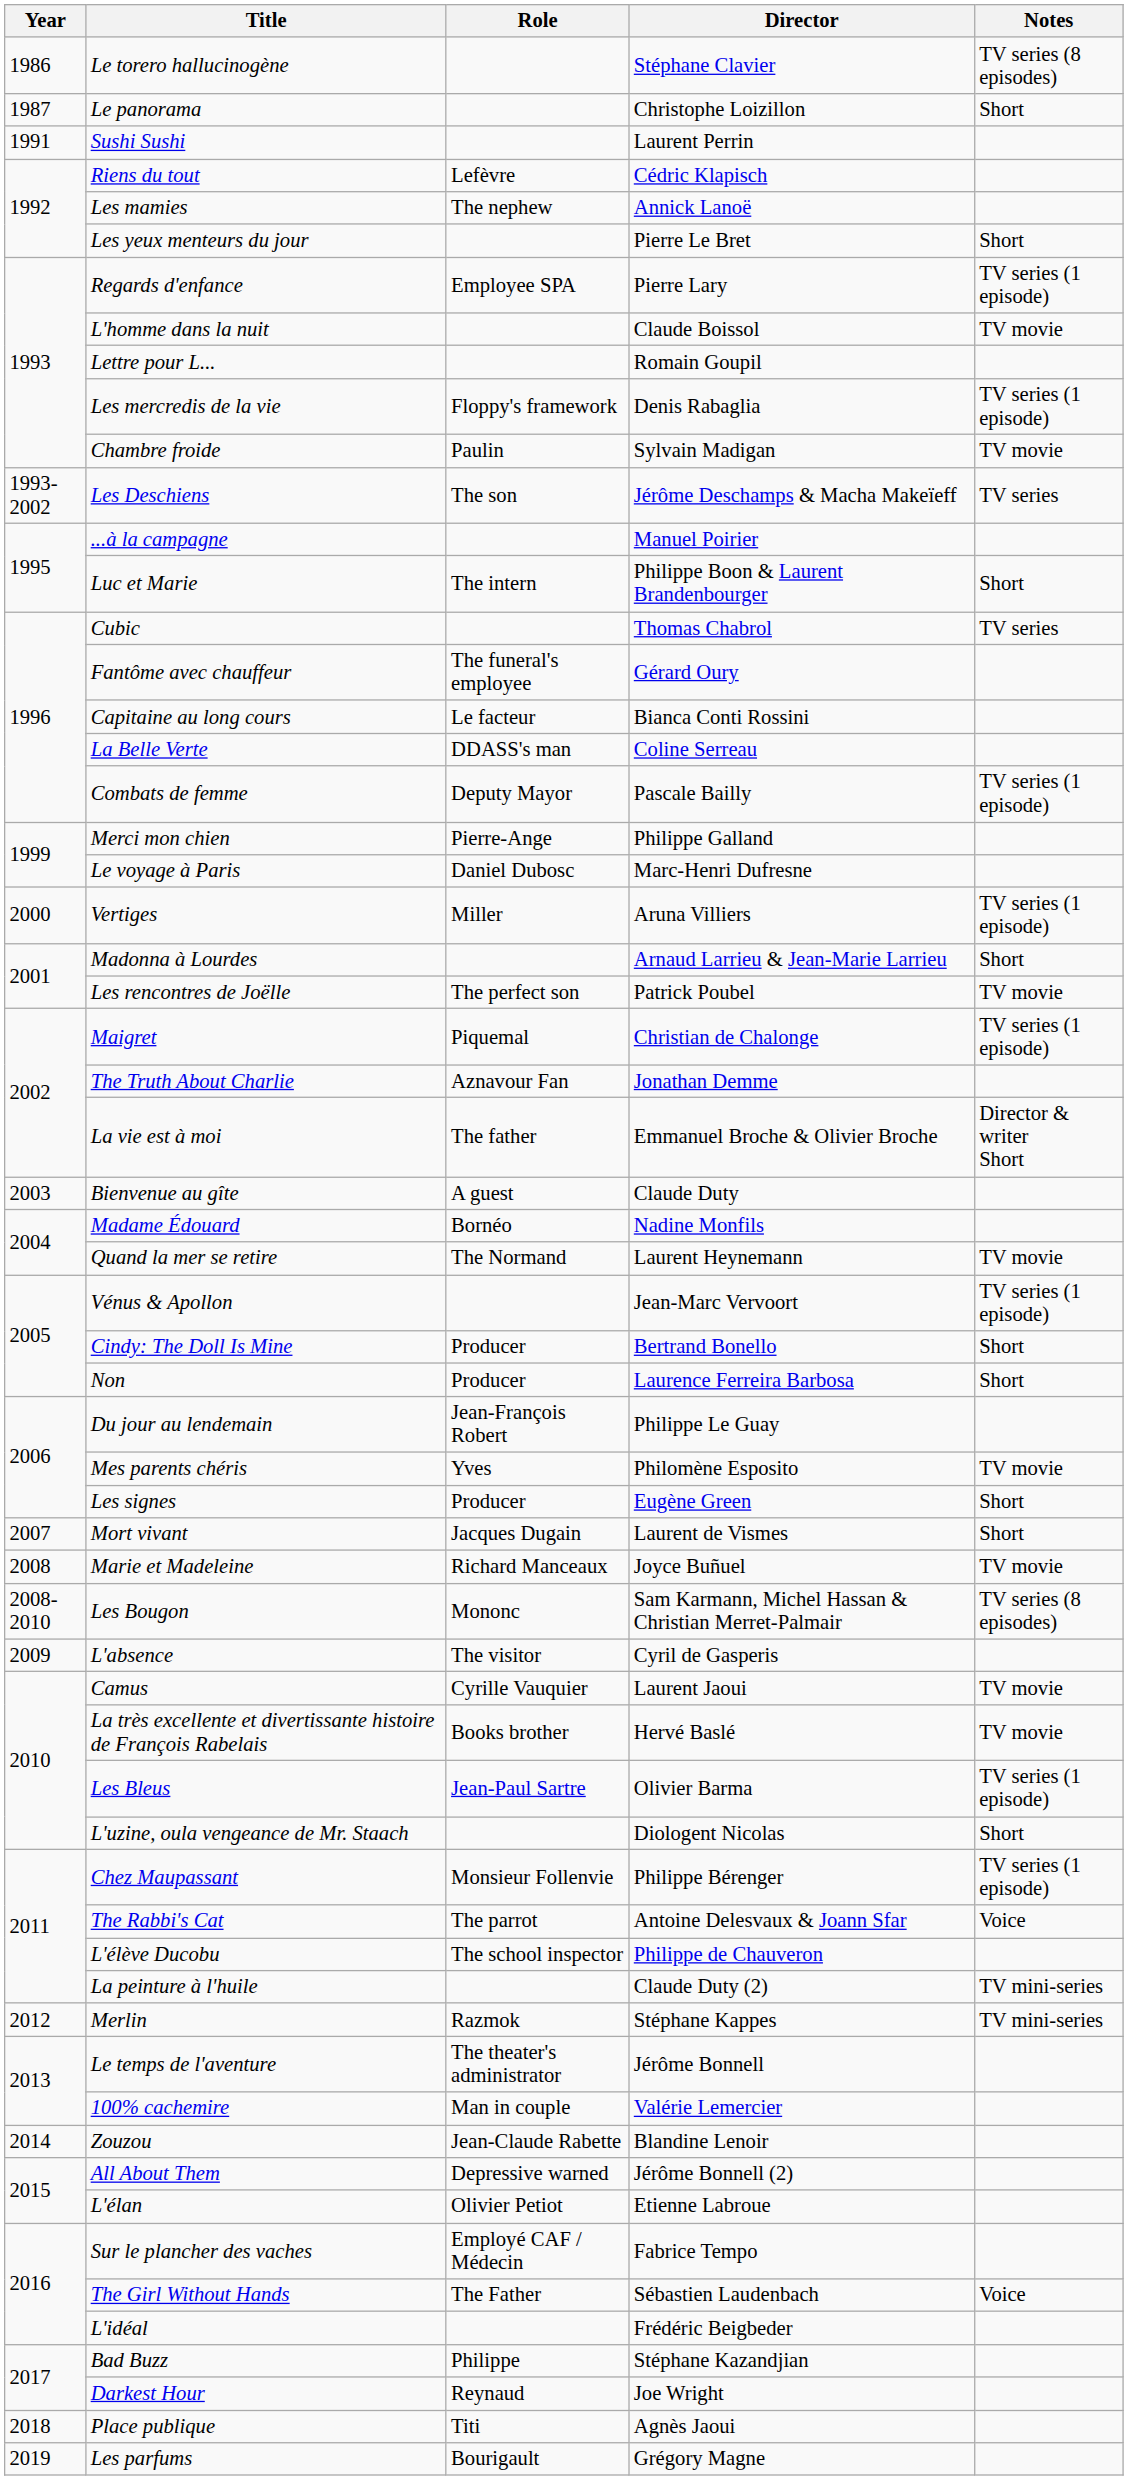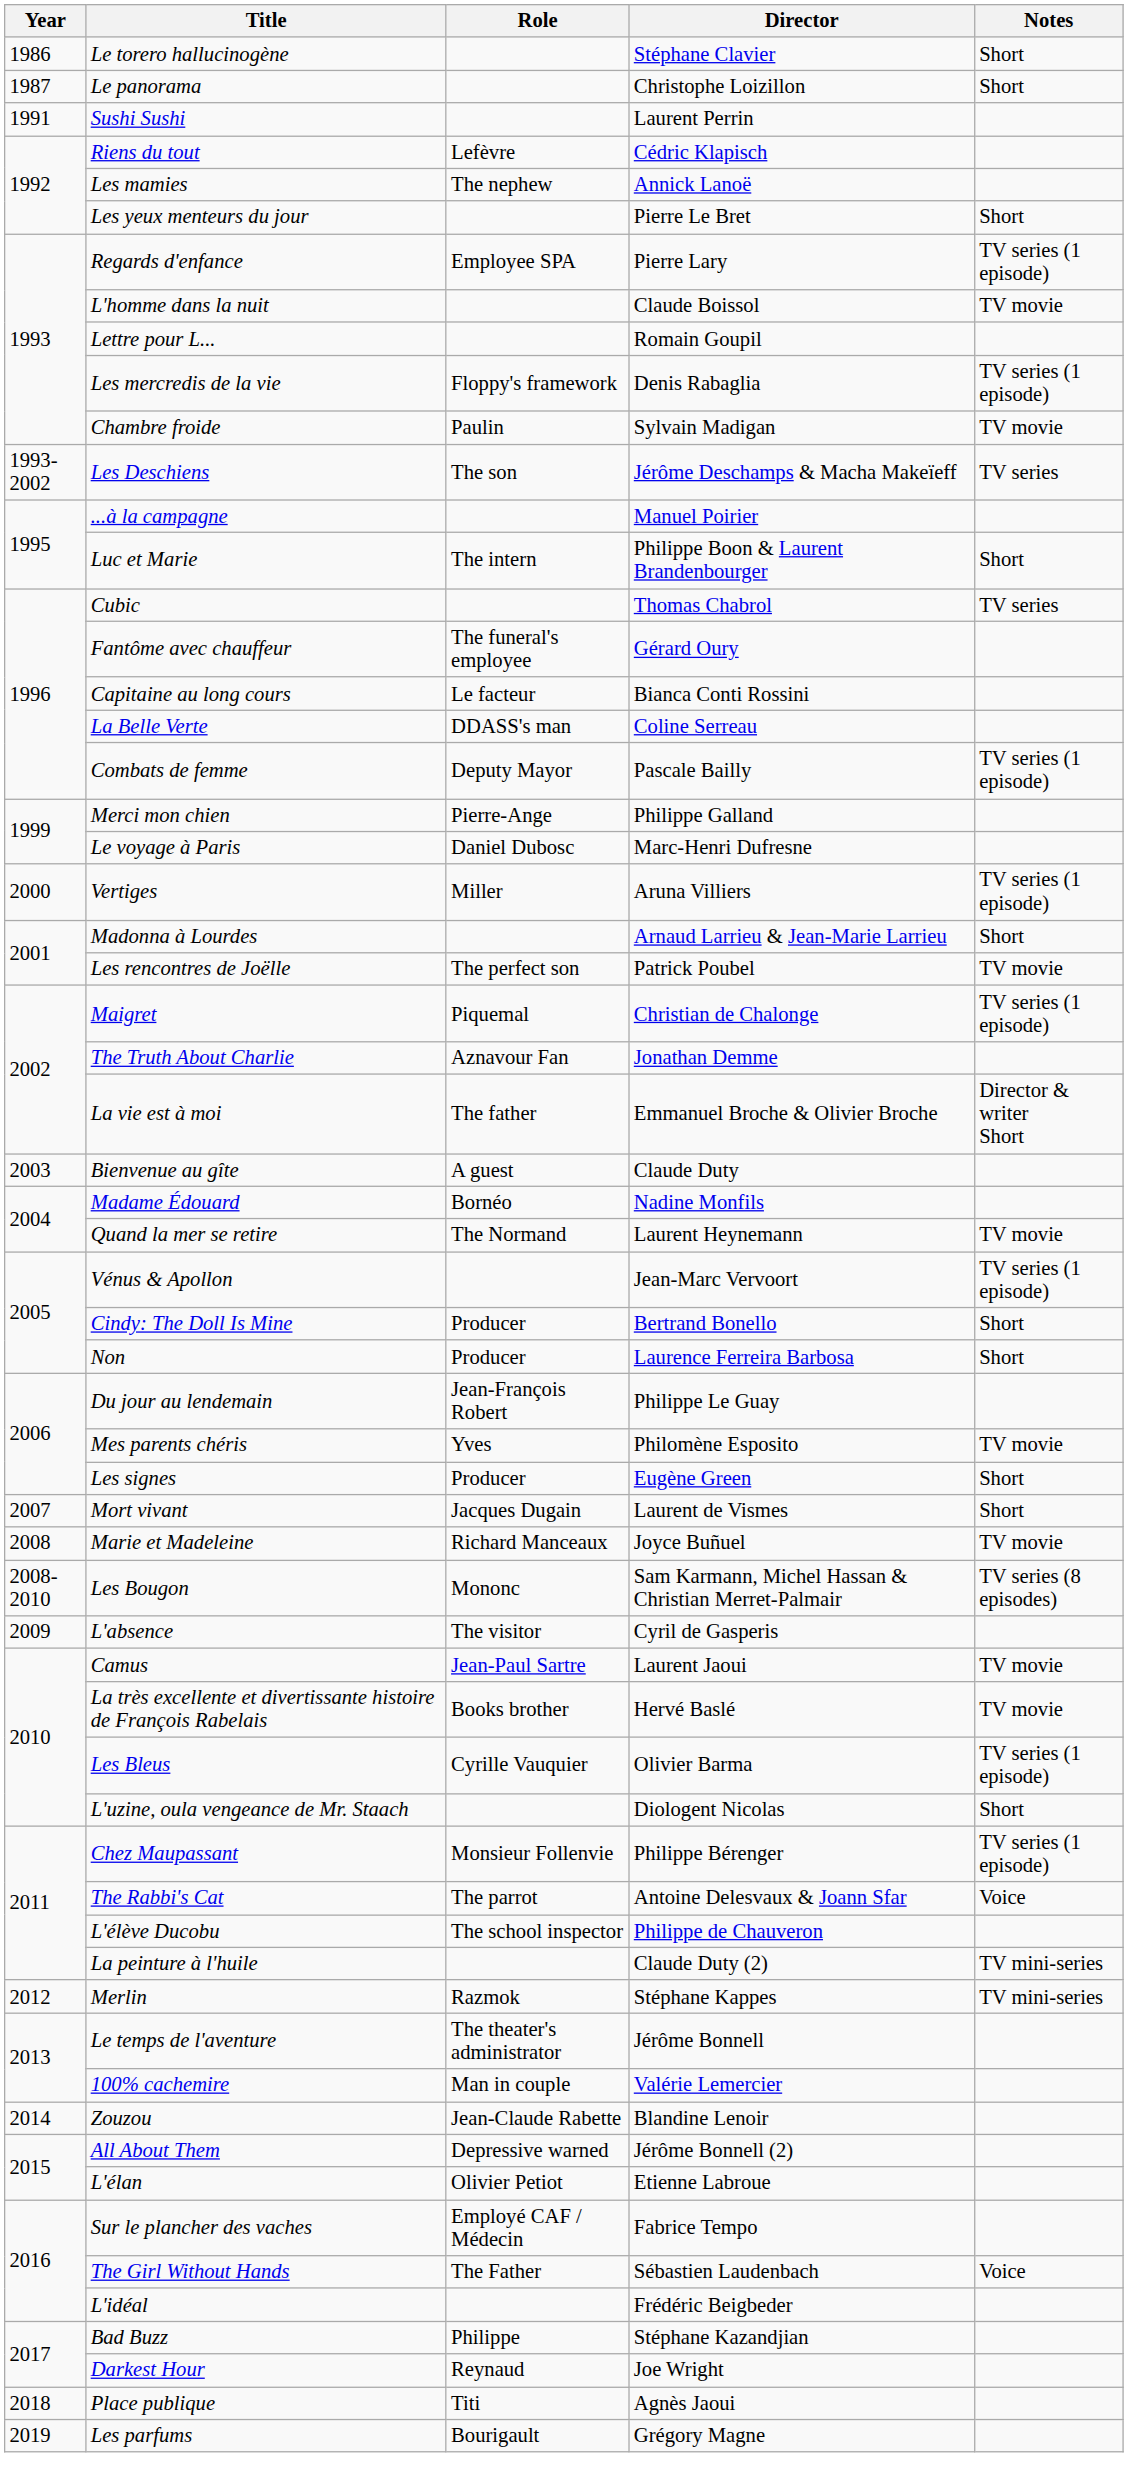(1030, 65) TV series (8 episodes) -> (1002, 53) Short
(519, 1688) Cyrille Vauquier -> (518, 1664) Jean-Paul Sartre
(518, 1788) Jean-Paul Sartre -> (519, 1765) Cyrille Vauquier
